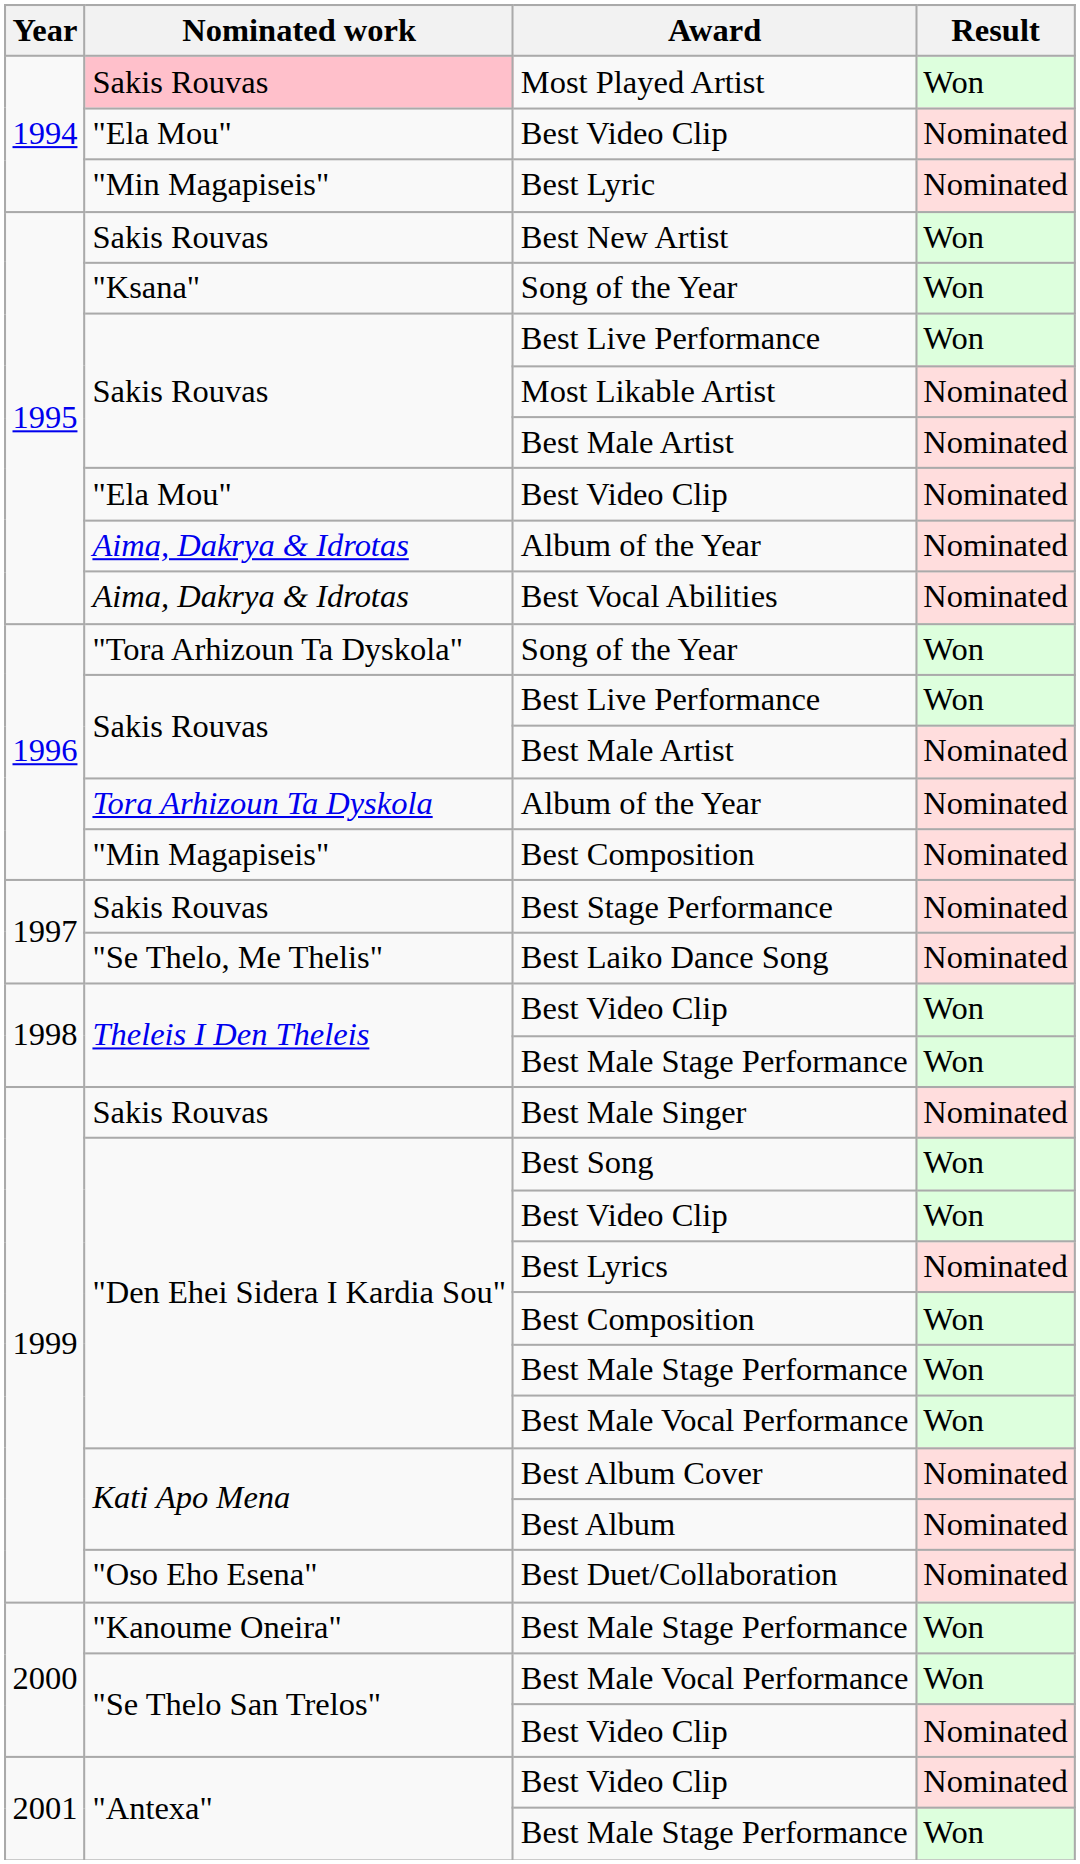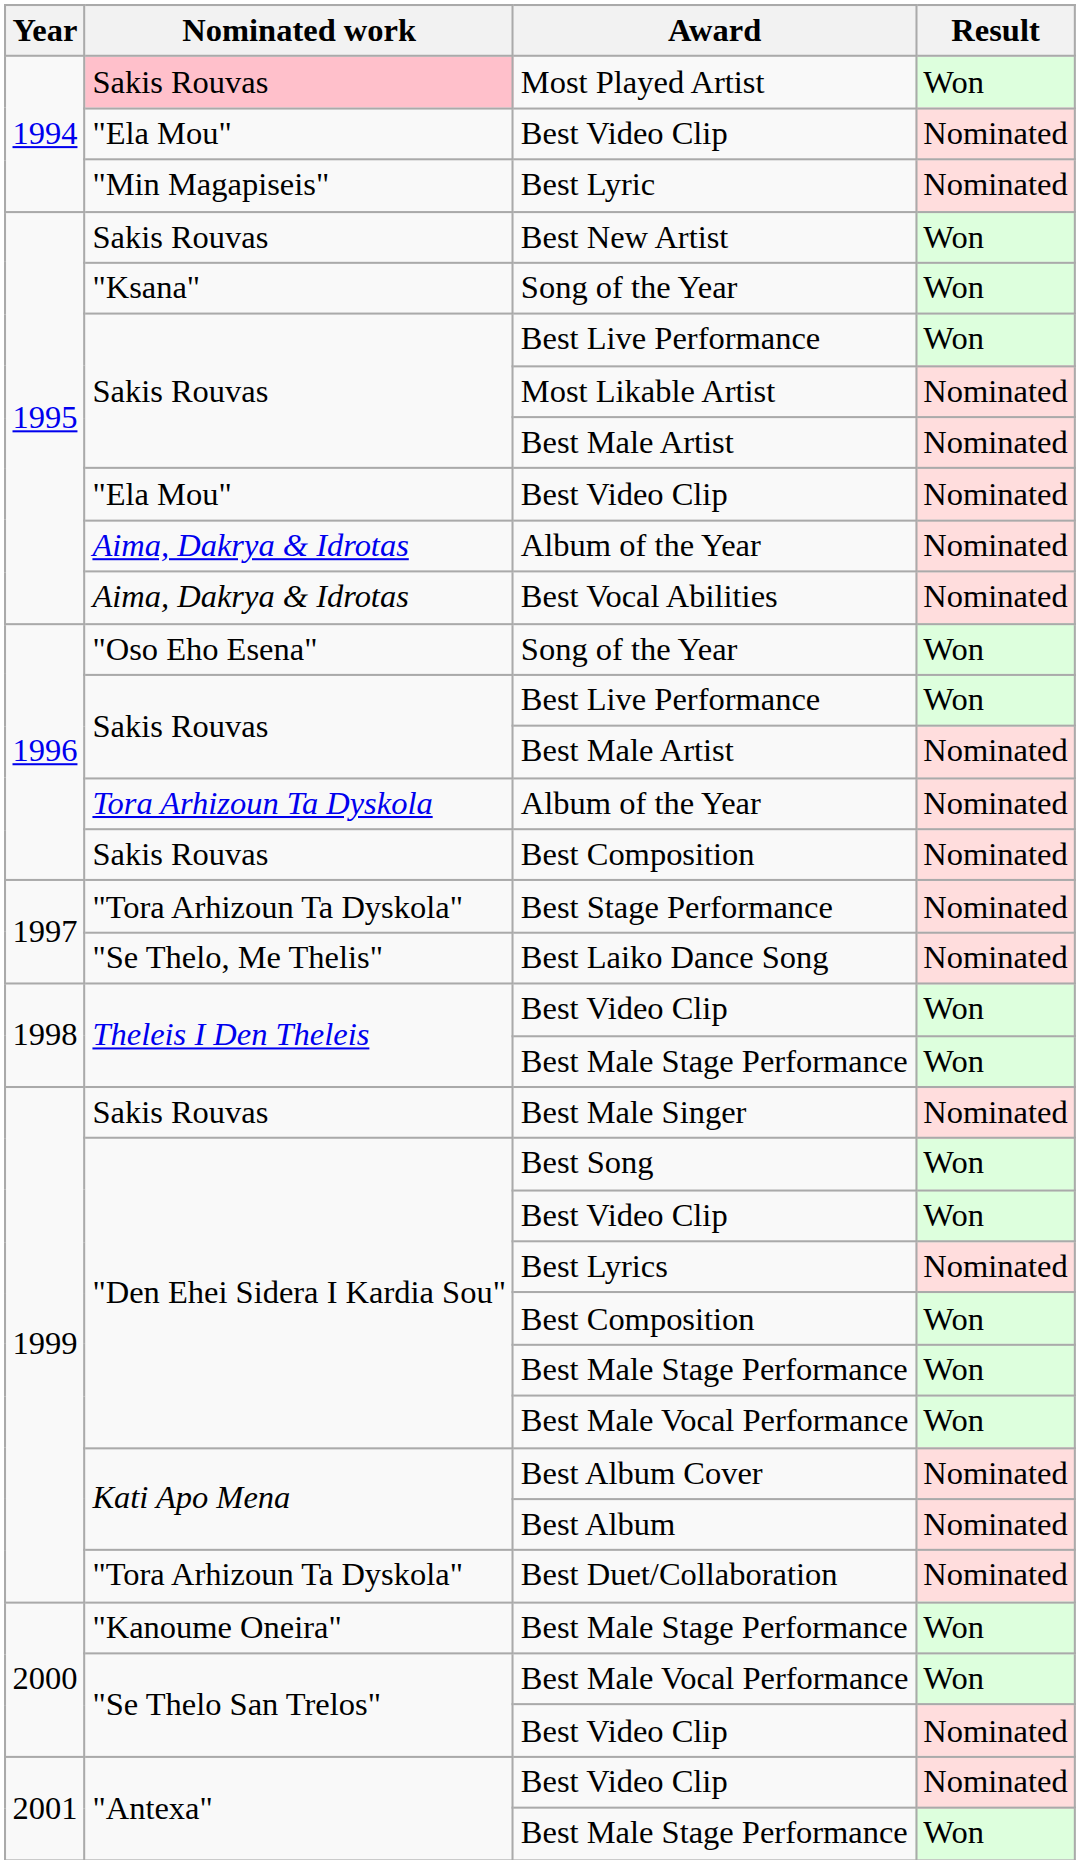(278, 648) "Tora Arhizoun Ta Dyskola" -> (205, 648) "Oso Eho Esena"
(211, 854) "Min Magapiseis" -> (180, 854) Sakis Rouvas
(180, 905) Sakis Rouvas -> (278, 905) "Tora Arhizoun Ta Dyskola"
(205, 1575) "Oso Eho Esena" -> (278, 1575) "Tora Arhizoun Ta Dyskola"
